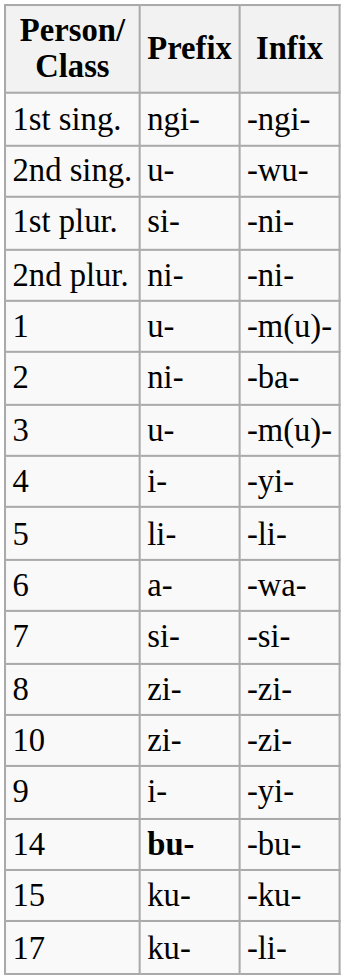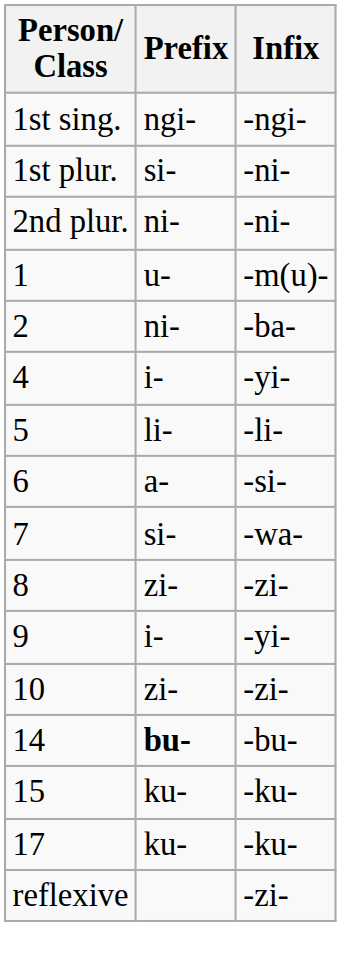- row: (72, 170)
- row: (21, 429)
(277, 584) -wa- -> (265, 481) -si-
(269, 636) -si- -> (273, 532) -wa-
rows swapped: (21, 791) <-> (29, 740)
(267, 947) -li- -> (270, 843) -ku-
+ row: (71, 895)
